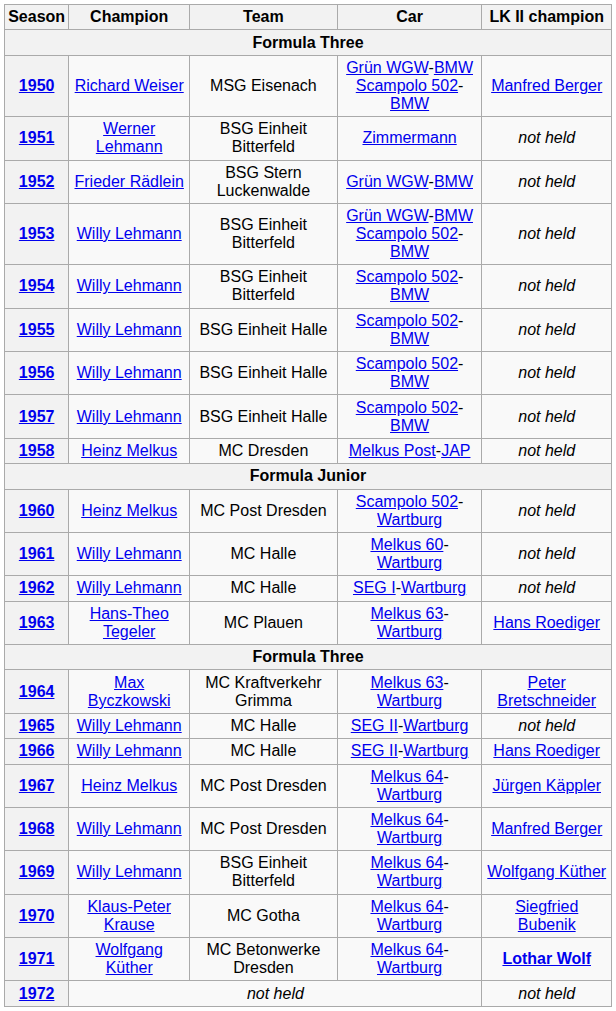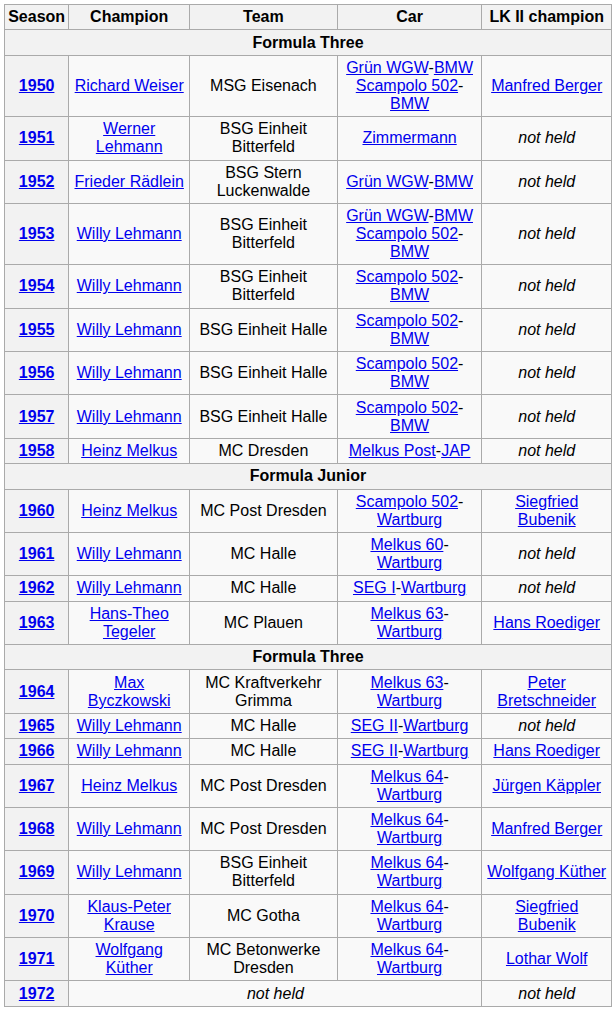(547, 510) not held -> (547, 510) Siegfried Bubenik
(547, 959) bold -> (547, 959) normal
